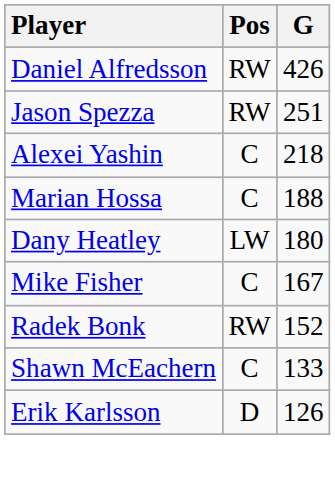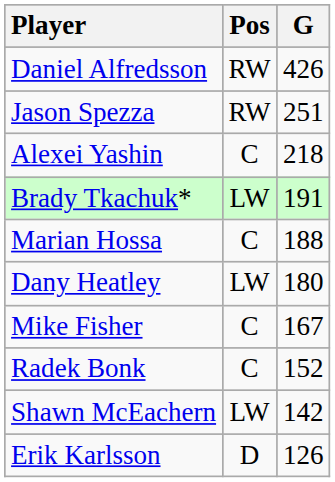+ row: (101, 197)
(250, 326) RW -> (250, 369) C
(250, 369) C -> (250, 411) LW
(303, 369) 133 -> (303, 411) 142
